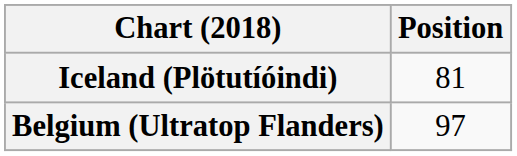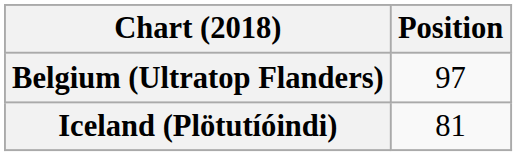rows swapped: (198, 125) <-> (198, 77)
